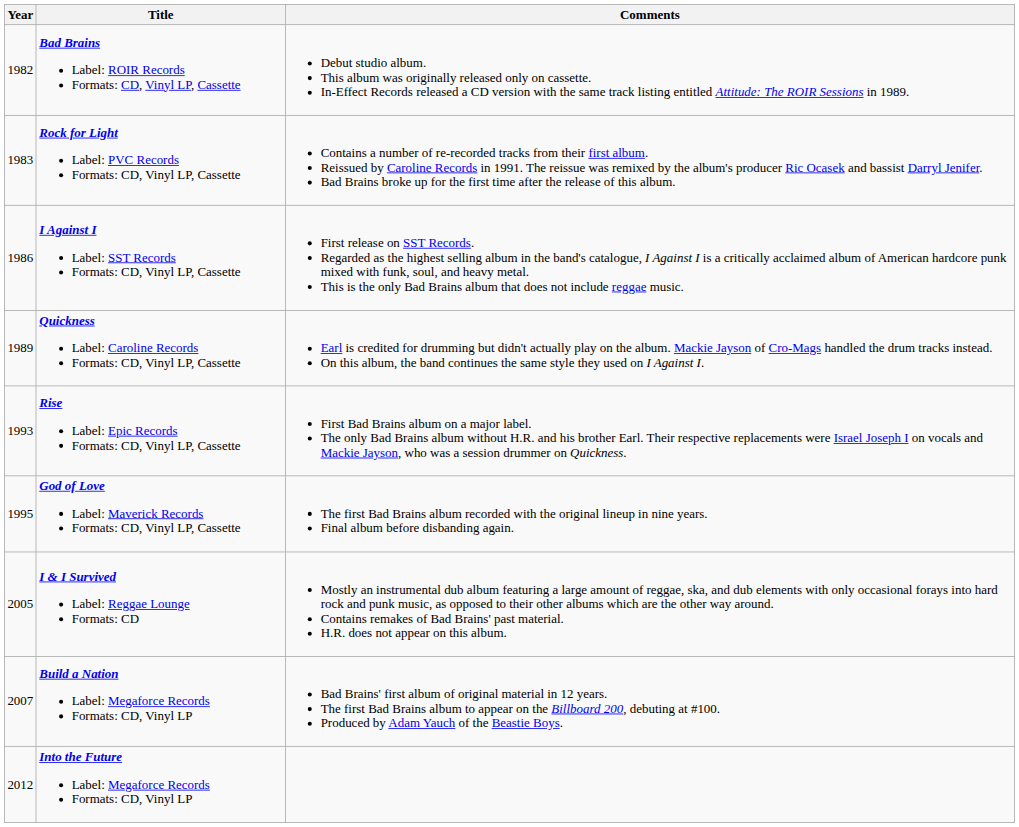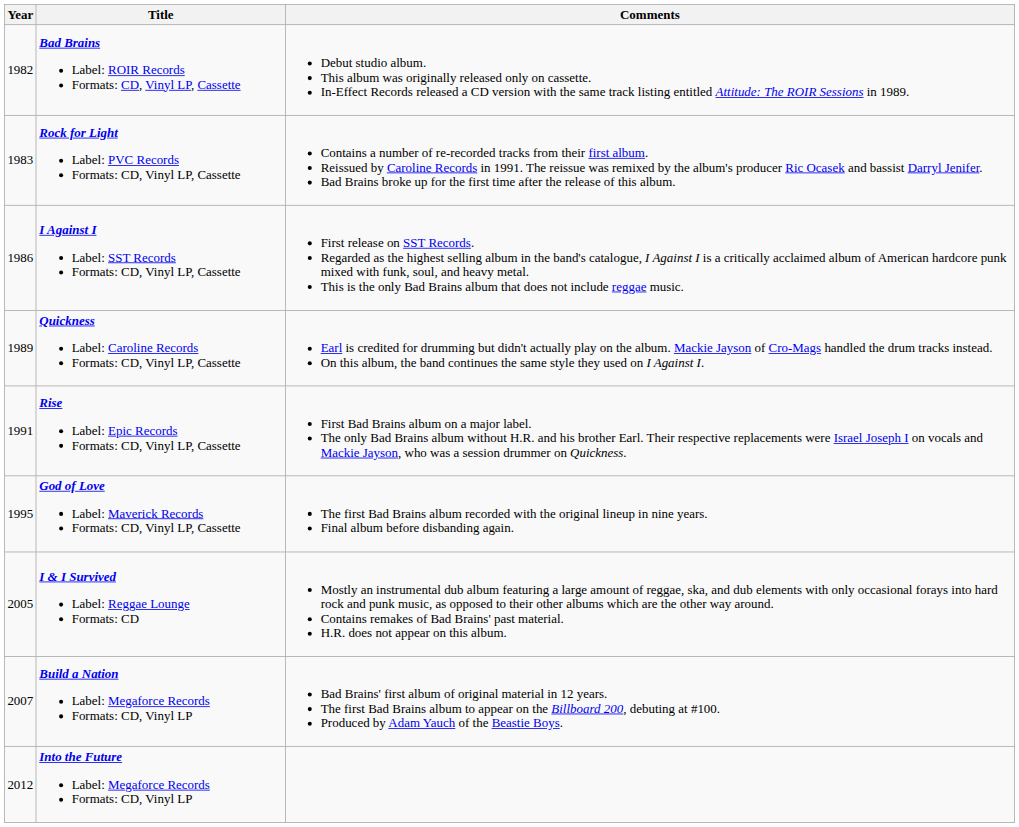(20, 431) 1993 -> (20, 431) 1991
